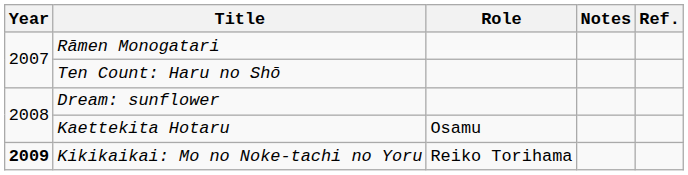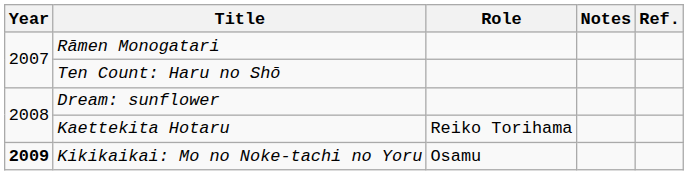(456, 129) Osamu -> (501, 129) Reiko Torihama
(501, 156) Reiko Torihama -> (456, 156) Osamu
